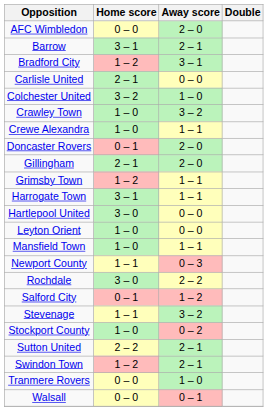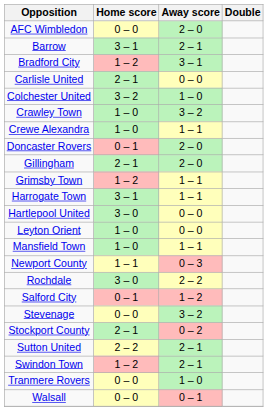(126, 314) 1 – 1 -> (126, 314) 0 – 0
(126, 331) 1 – 0 -> (126, 331) 2 – 1
